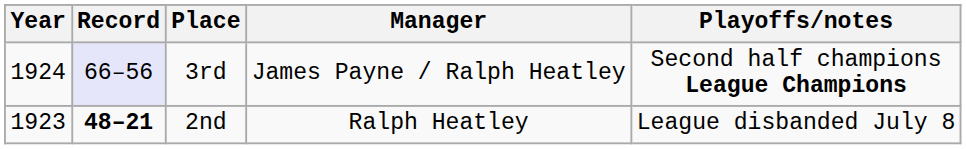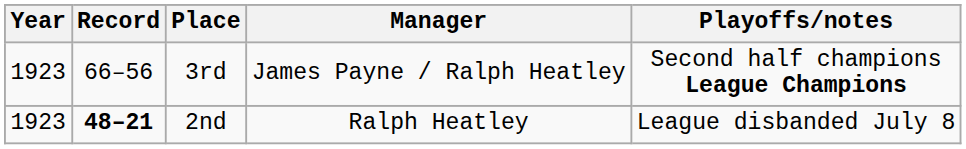(38, 74) 1924 -> (38, 74) 1923
(119, 74) lavender background -> (119, 74) no background
